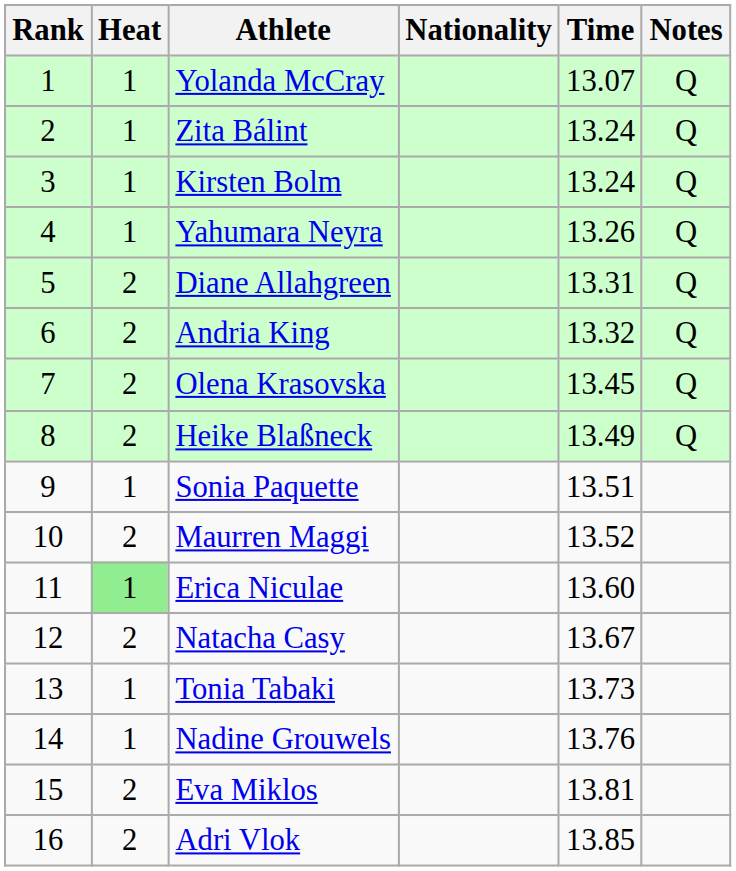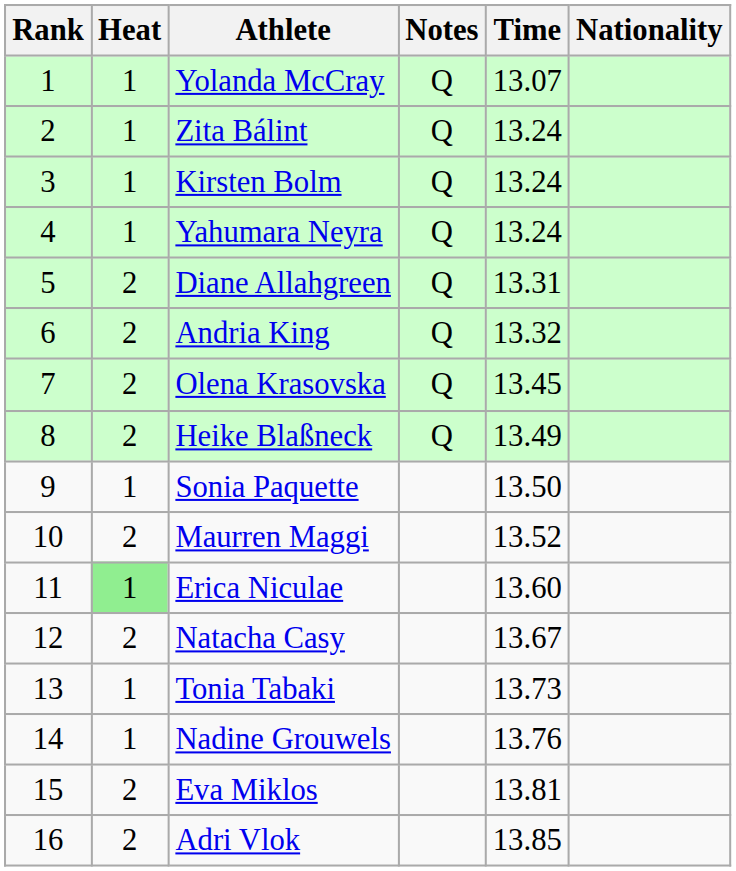columns swapped: (479, 30) <-> (686, 30)
(601, 232) 13.26 -> (527, 232) 13.24
(601, 485) 13.51 -> (527, 485) 13.50
